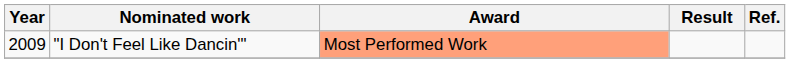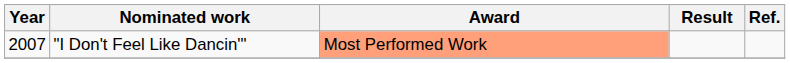(27, 44) 2009 -> (27, 44) 2007
